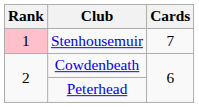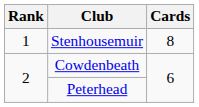(26, 41) pink background -> (26, 41) no background
(170, 41) 7 -> (170, 41) 8
